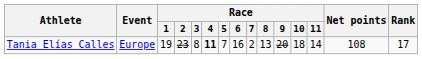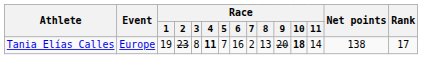(299, 45) normal -> (299, 45) bold
(357, 45) 108 -> (357, 45) 138
